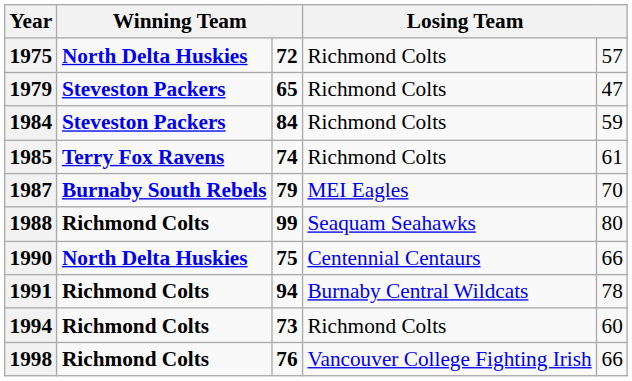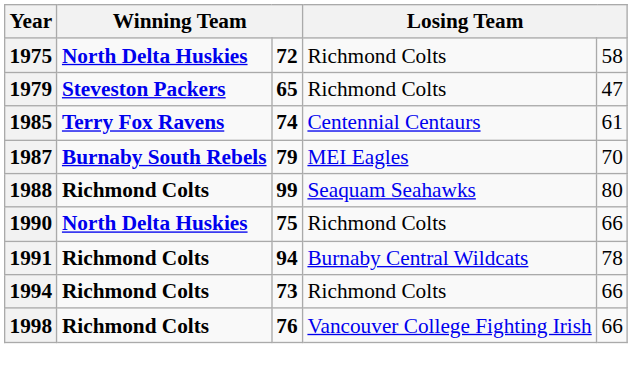(612, 55) 57 -> (612, 55) 58
- row: (31, 122)
(377, 156) Richmond Colts -> (394, 122) Centennial Centaurs
(394, 257) Centennial Centaurs -> (377, 223) Richmond Colts
(612, 325) 60 -> (612, 291) 66
